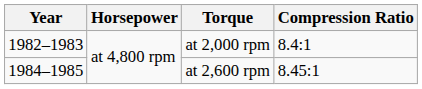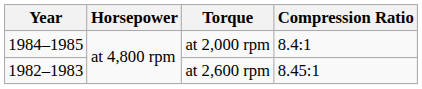(46, 44) 1982–1983 -> (46, 44) 1984–1985
(46, 70) 1984–1985 -> (46, 70) 1982–1983
